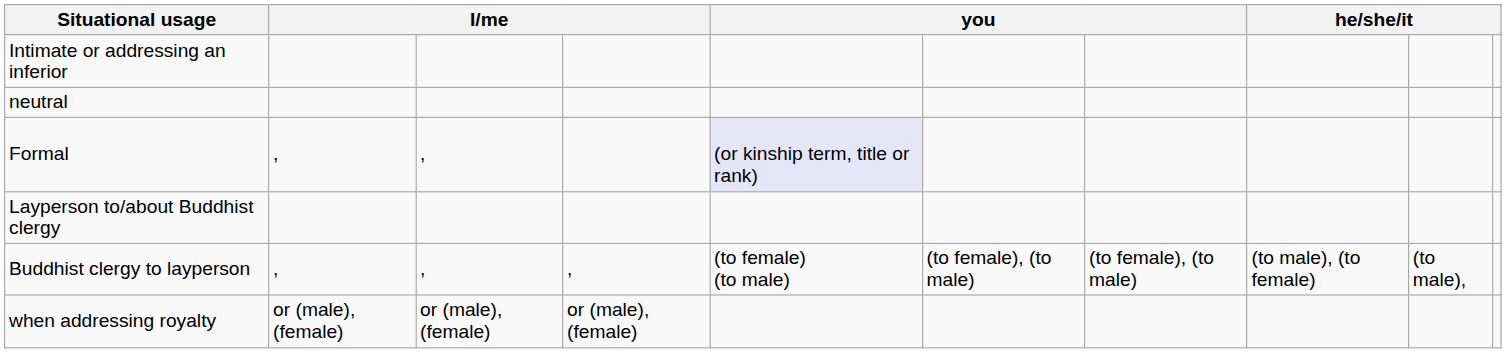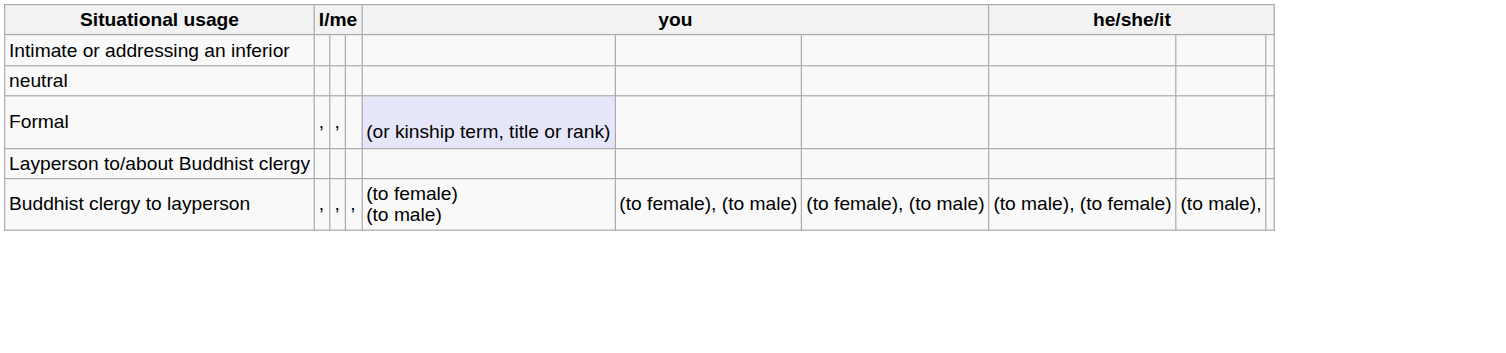- row: (113, 321)
